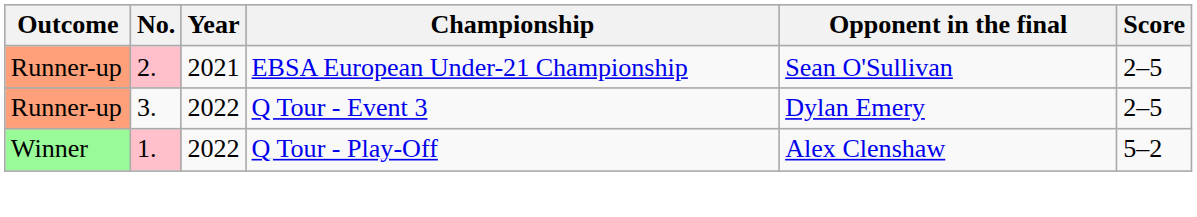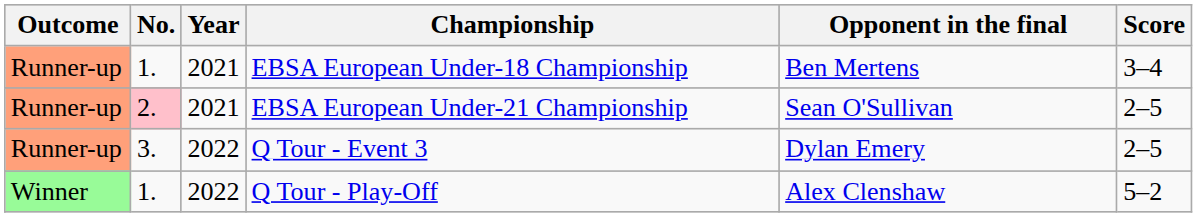+ row: (470, 66)
(147, 149) pink background -> (147, 190) no background
